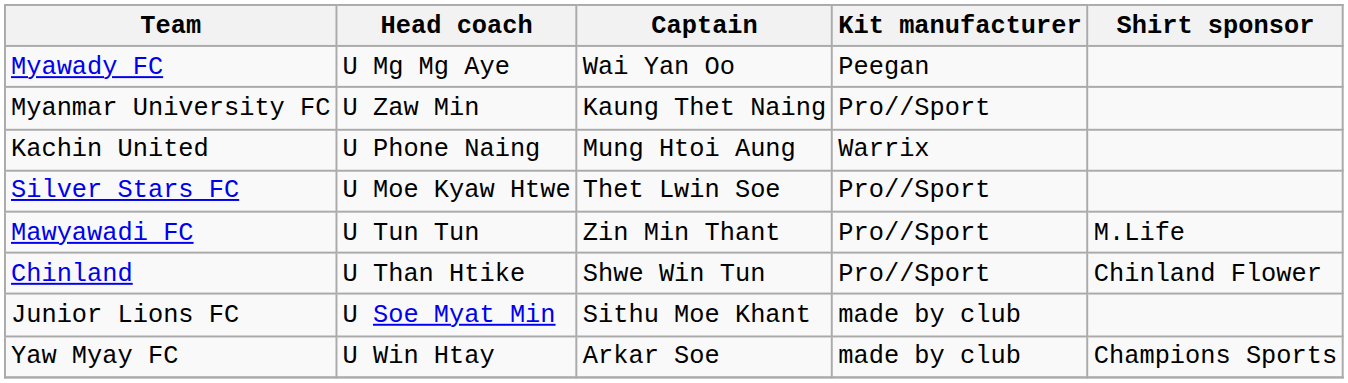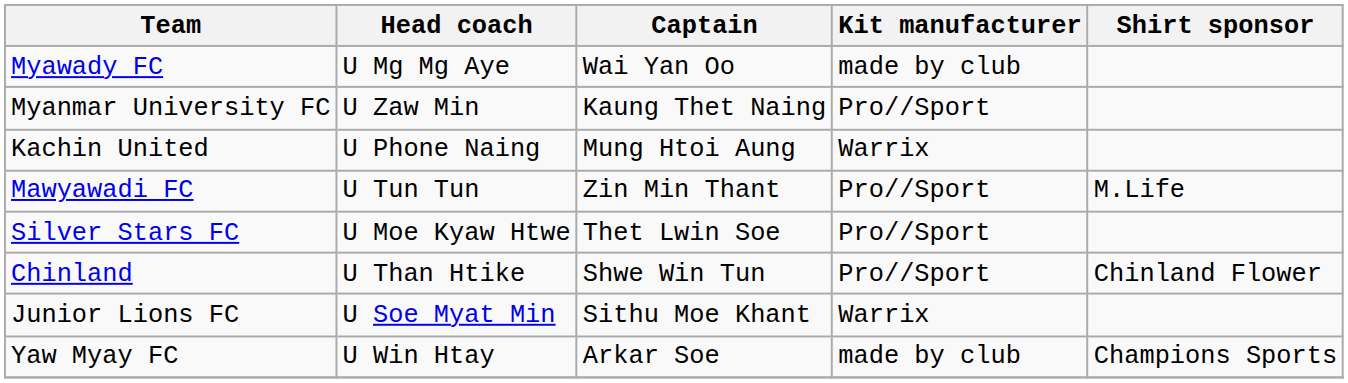(884, 67) Peegan -> (930, 67) made by club
rows swapped: (102, 232) <-> (125, 191)
(930, 315) made by club -> (884, 315) Warrix
